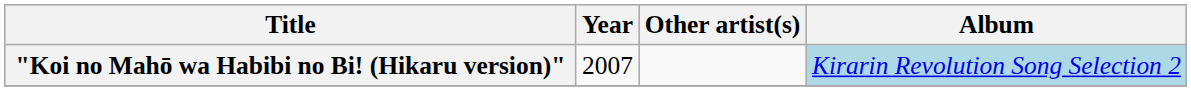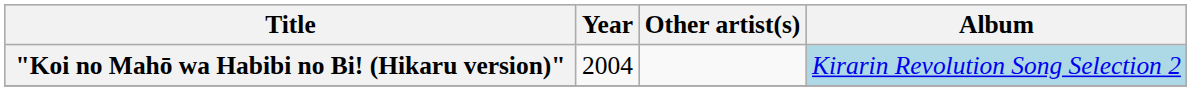(608, 65) 2007 -> (608, 65) 2004
